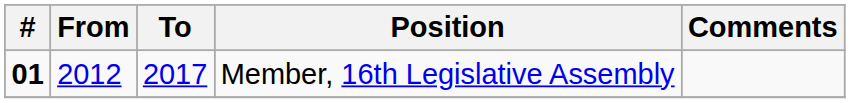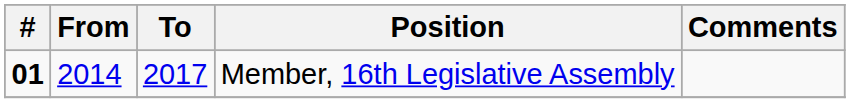(89, 73) 2012 -> (89, 73) 2014
